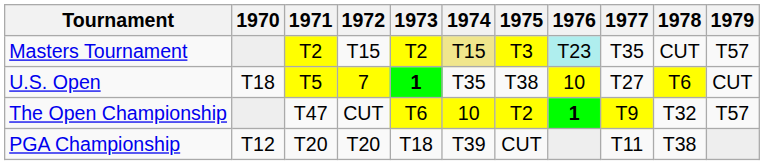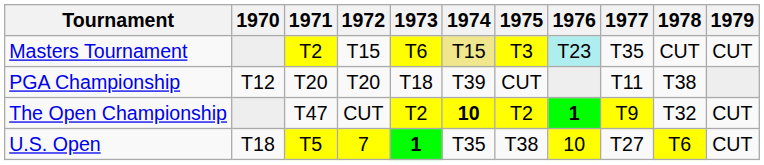(416, 51) T2 -> (416, 51) T6
(732, 51) T57 -> (732, 51) CUT
rows swapped: (55, 82) <-> (95, 145)
(416, 113) T6 -> (416, 113) T2
(469, 113) normal -> (469, 113) bold
(732, 113) T57 -> (732, 113) CUT
